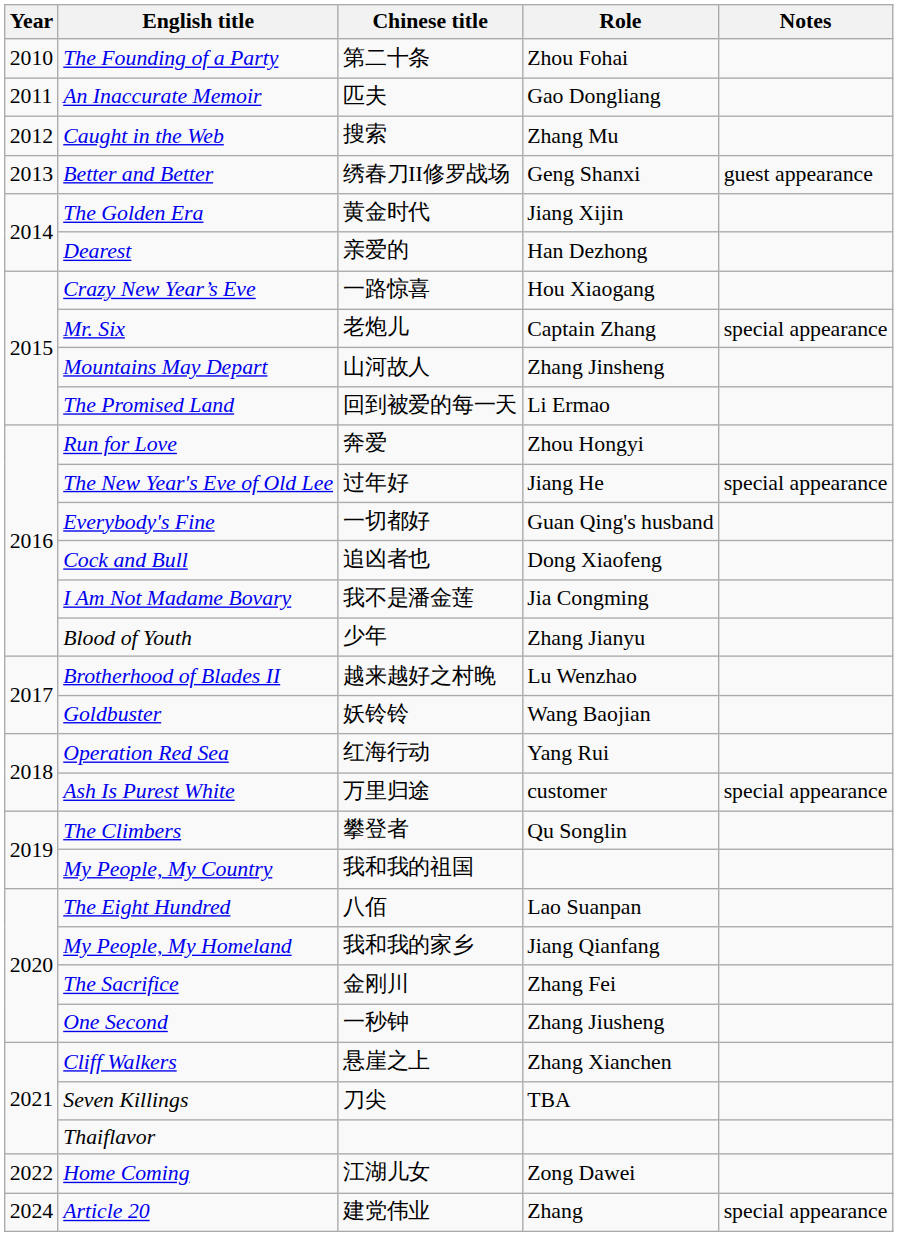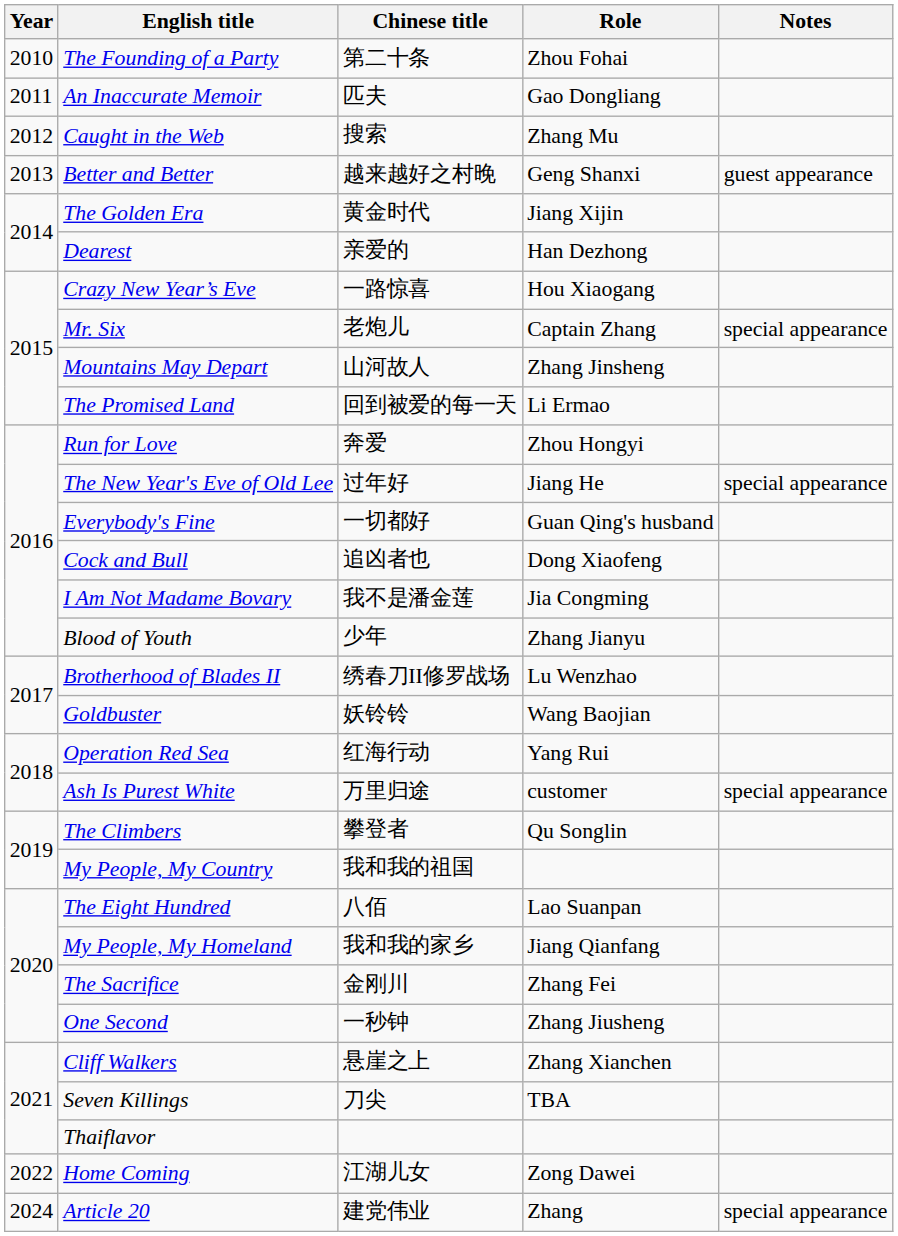(426, 173) 绣春刀II修罗战场 -> (419, 173) 越来越好之村晚
(419, 675) 越来越好之村晚 -> (426, 675) 绣春刀II修罗战场
